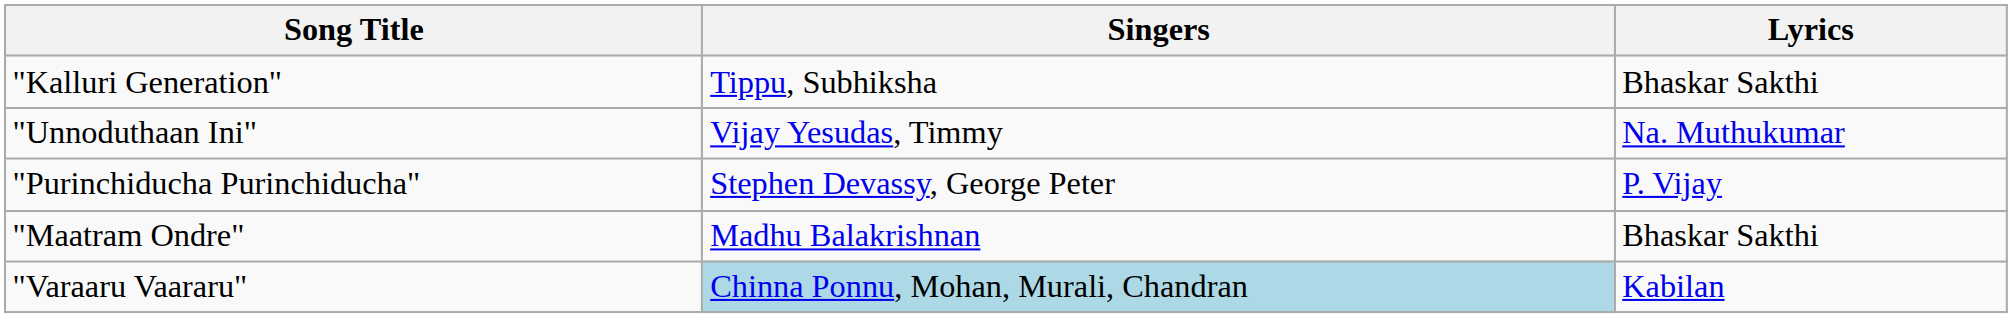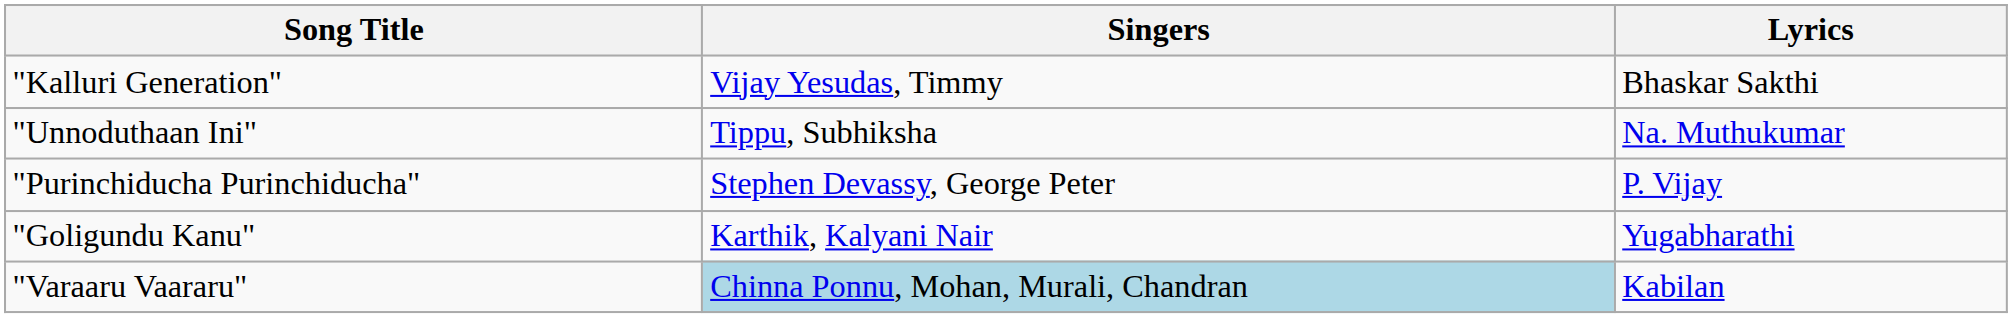(824, 81) Tippu, Subhiksha -> (857, 81) Vijay Yesudas, Timmy
(857, 132) Vijay Yesudas, Timmy -> (824, 132) Tippu, Subhiksha
+ row: (134, 235)
- row: (128, 235)
